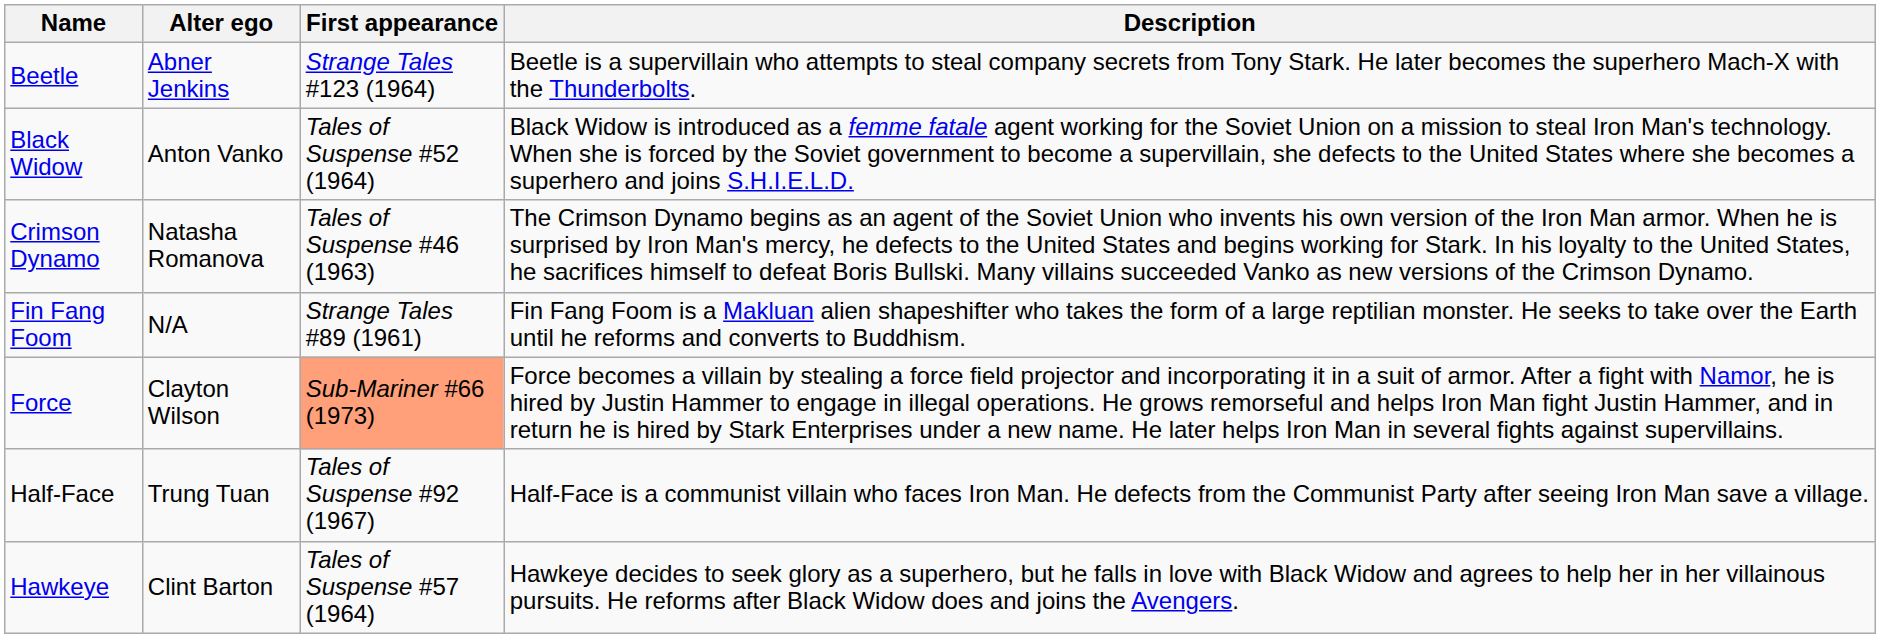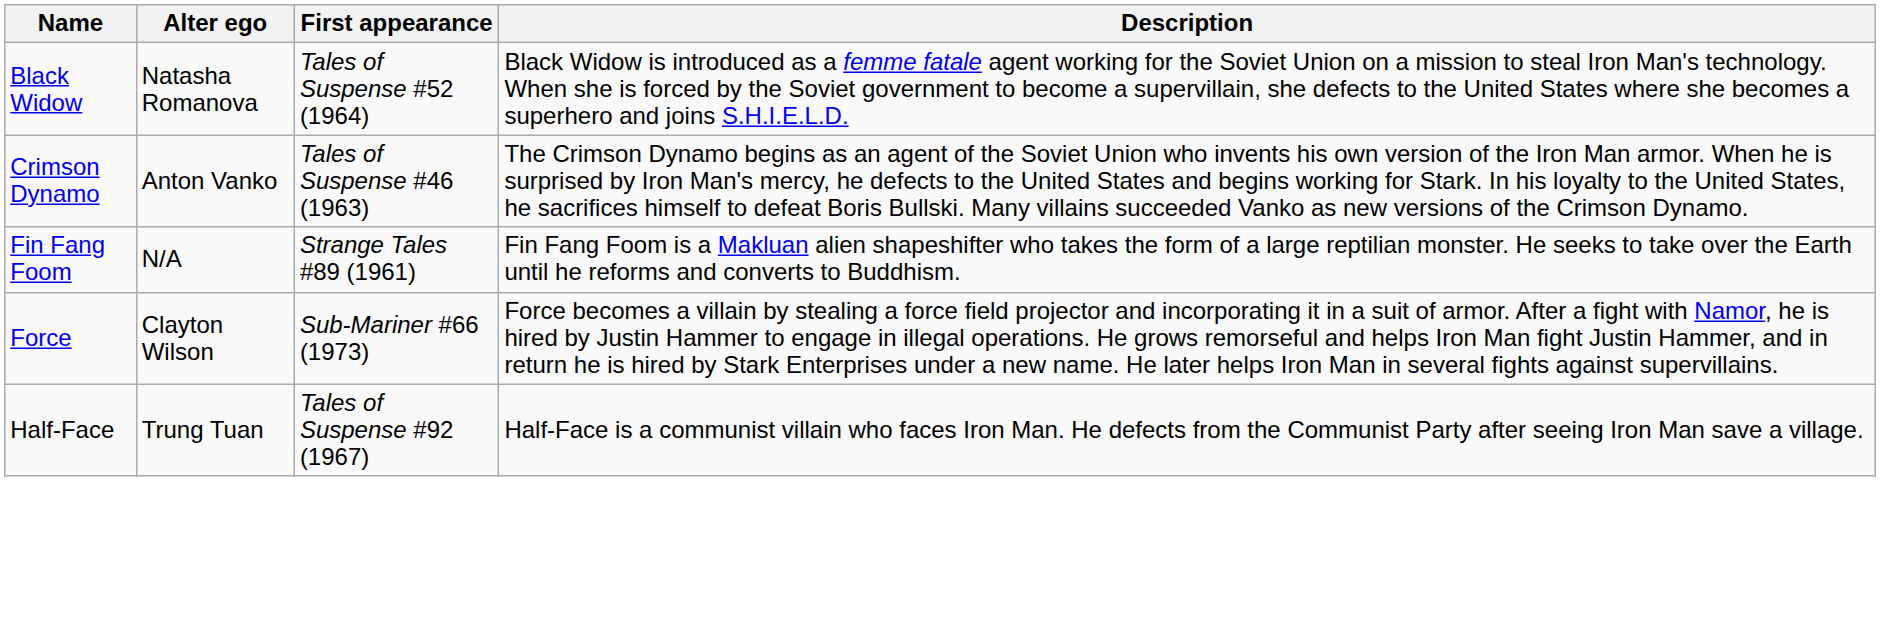- row: (44, 75)
(216, 153) Anton Vanko -> (200, 88) Natasha Romanova
(206, 245) Natasha Romanova -> (210, 180) Anton Vanko
(395, 402) lightsalmon background -> (389, 337) no background
- row: (60, 586)
